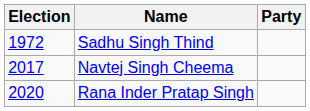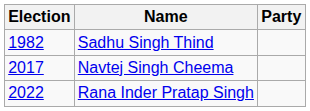(26, 42) 1972 -> (26, 42) 1982
(26, 93) 2020 -> (26, 93) 2022
